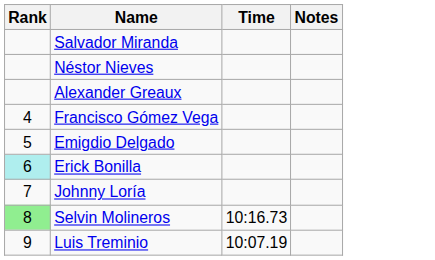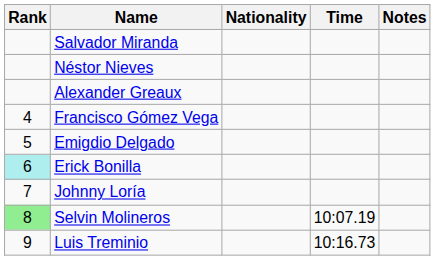+ column: (266, 17)
(256, 217) 10:16.73 -> (345, 217) 10:07.19
(256, 242) 10:07.19 -> (345, 242) 10:16.73
